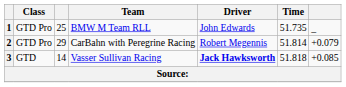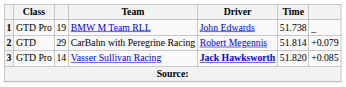(61, 27) 25 -> (61, 27) 19
(293, 27) 51.735 -> (293, 27) 51.738
(34, 43) GTD Pro -> (26, 43) GTD
(26, 58) GTD -> (34, 58) GTD Pro
(293, 58) 51.818 -> (293, 58) 51.820
